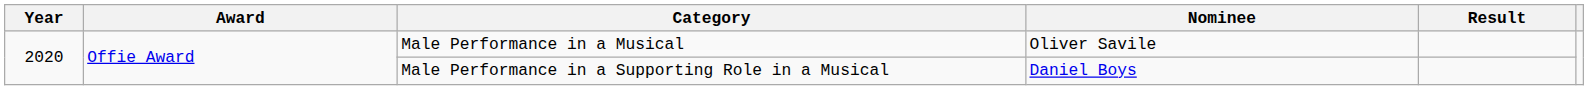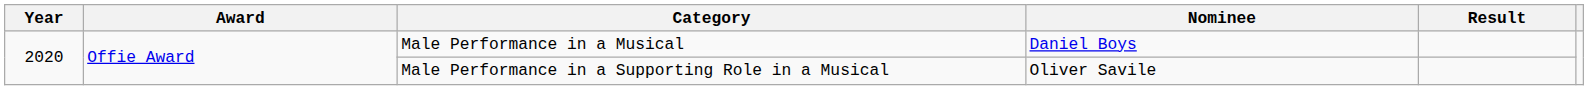(1093, 44) Oliver Savile -> (1083, 44) Daniel Boys
(1083, 71) Daniel Boys -> (1093, 71) Oliver Savile
